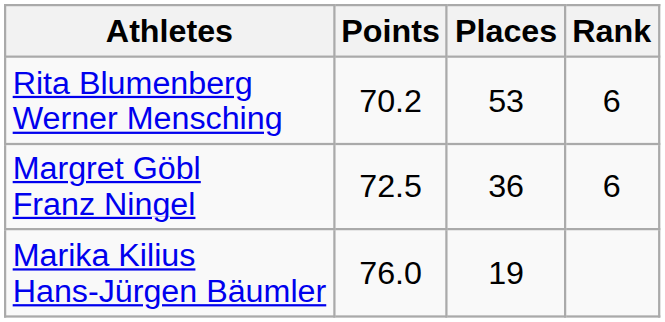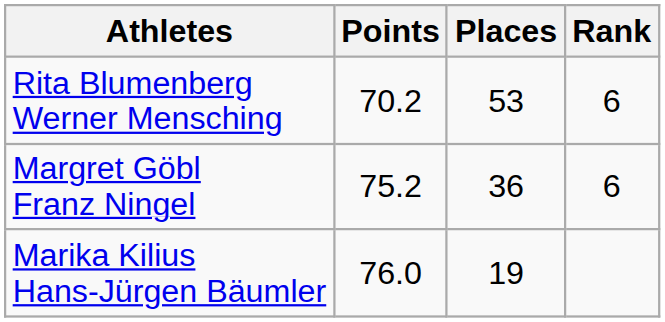(391, 187) 72.5 -> (391, 187) 75.2
